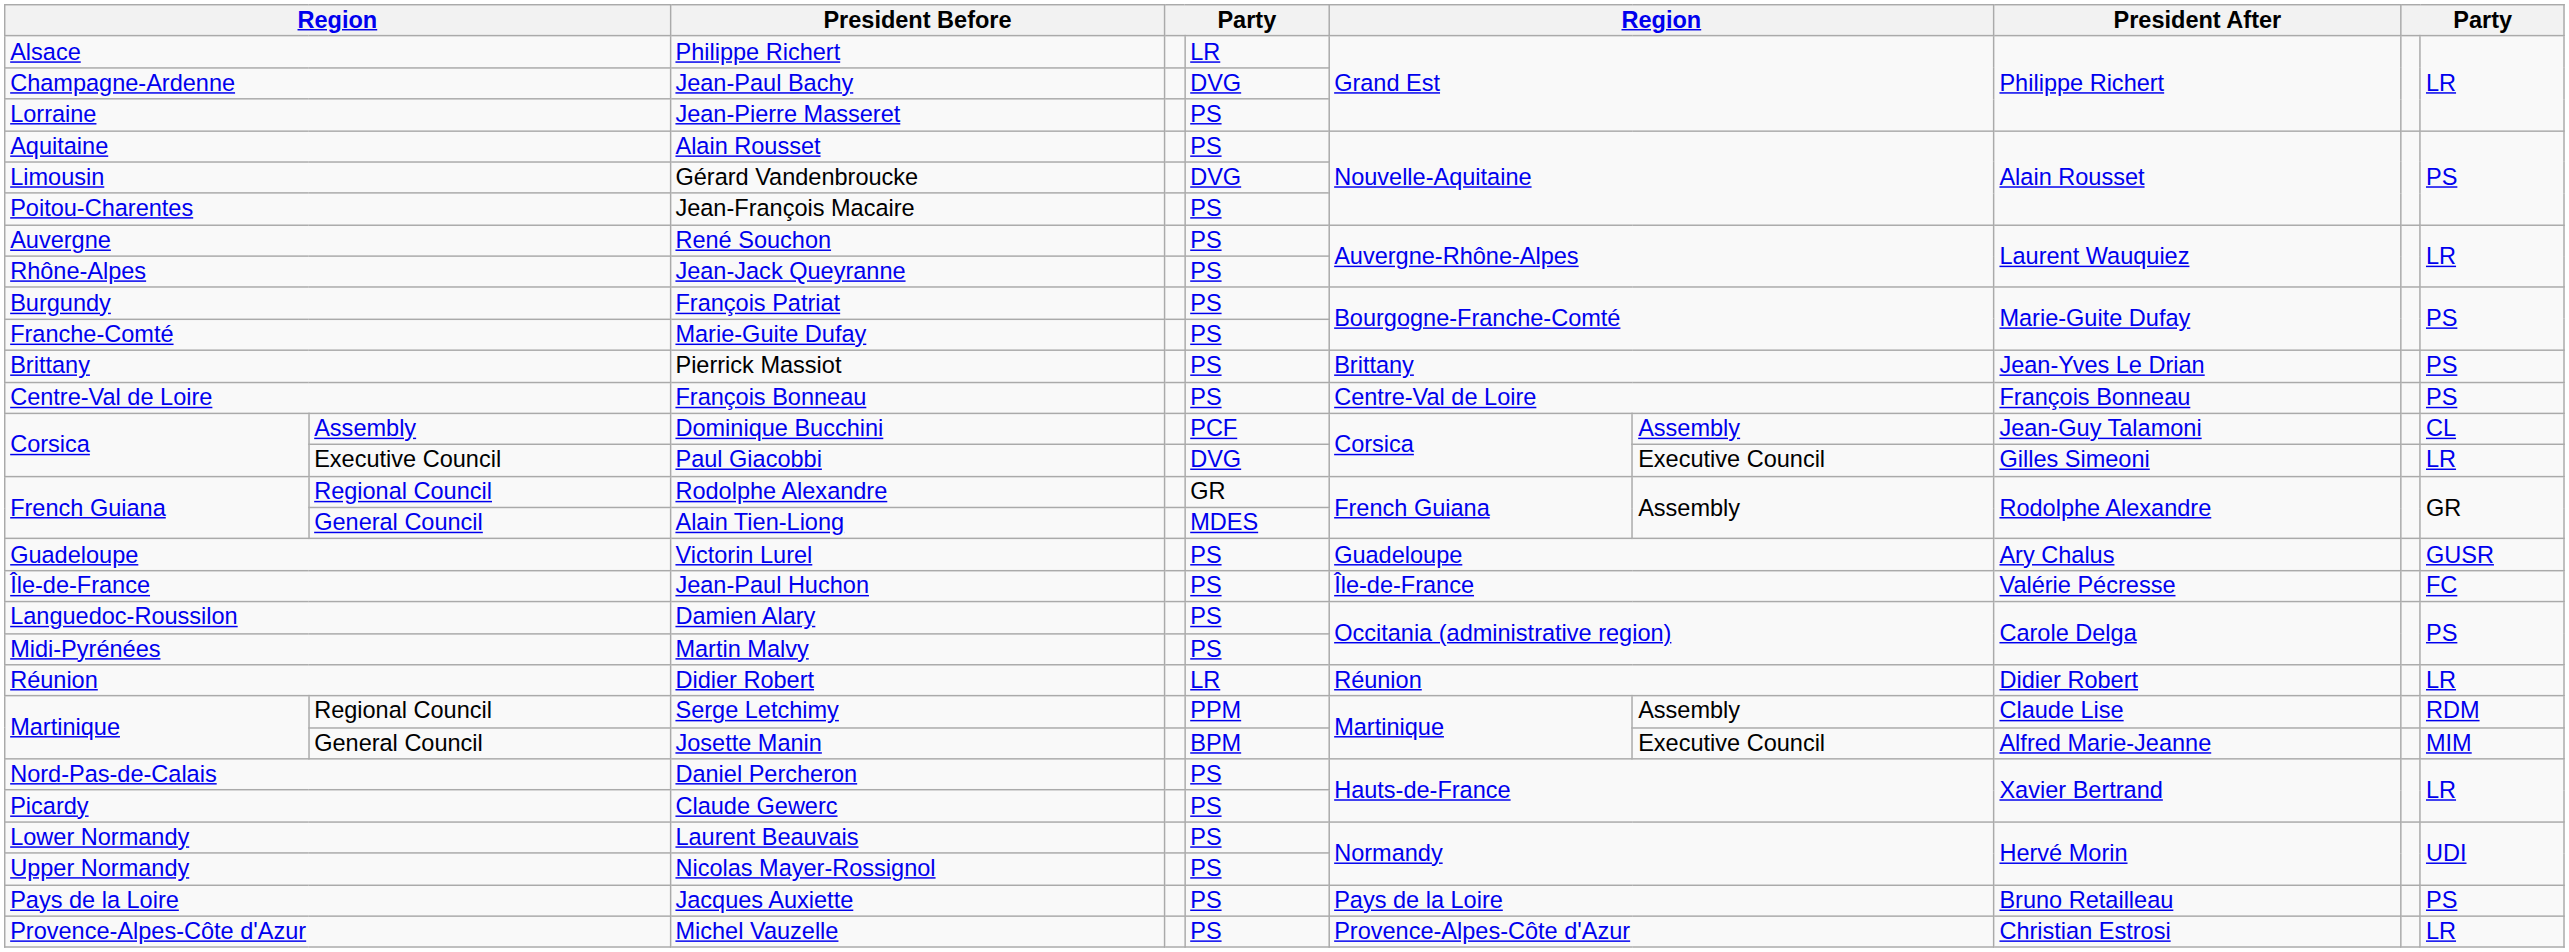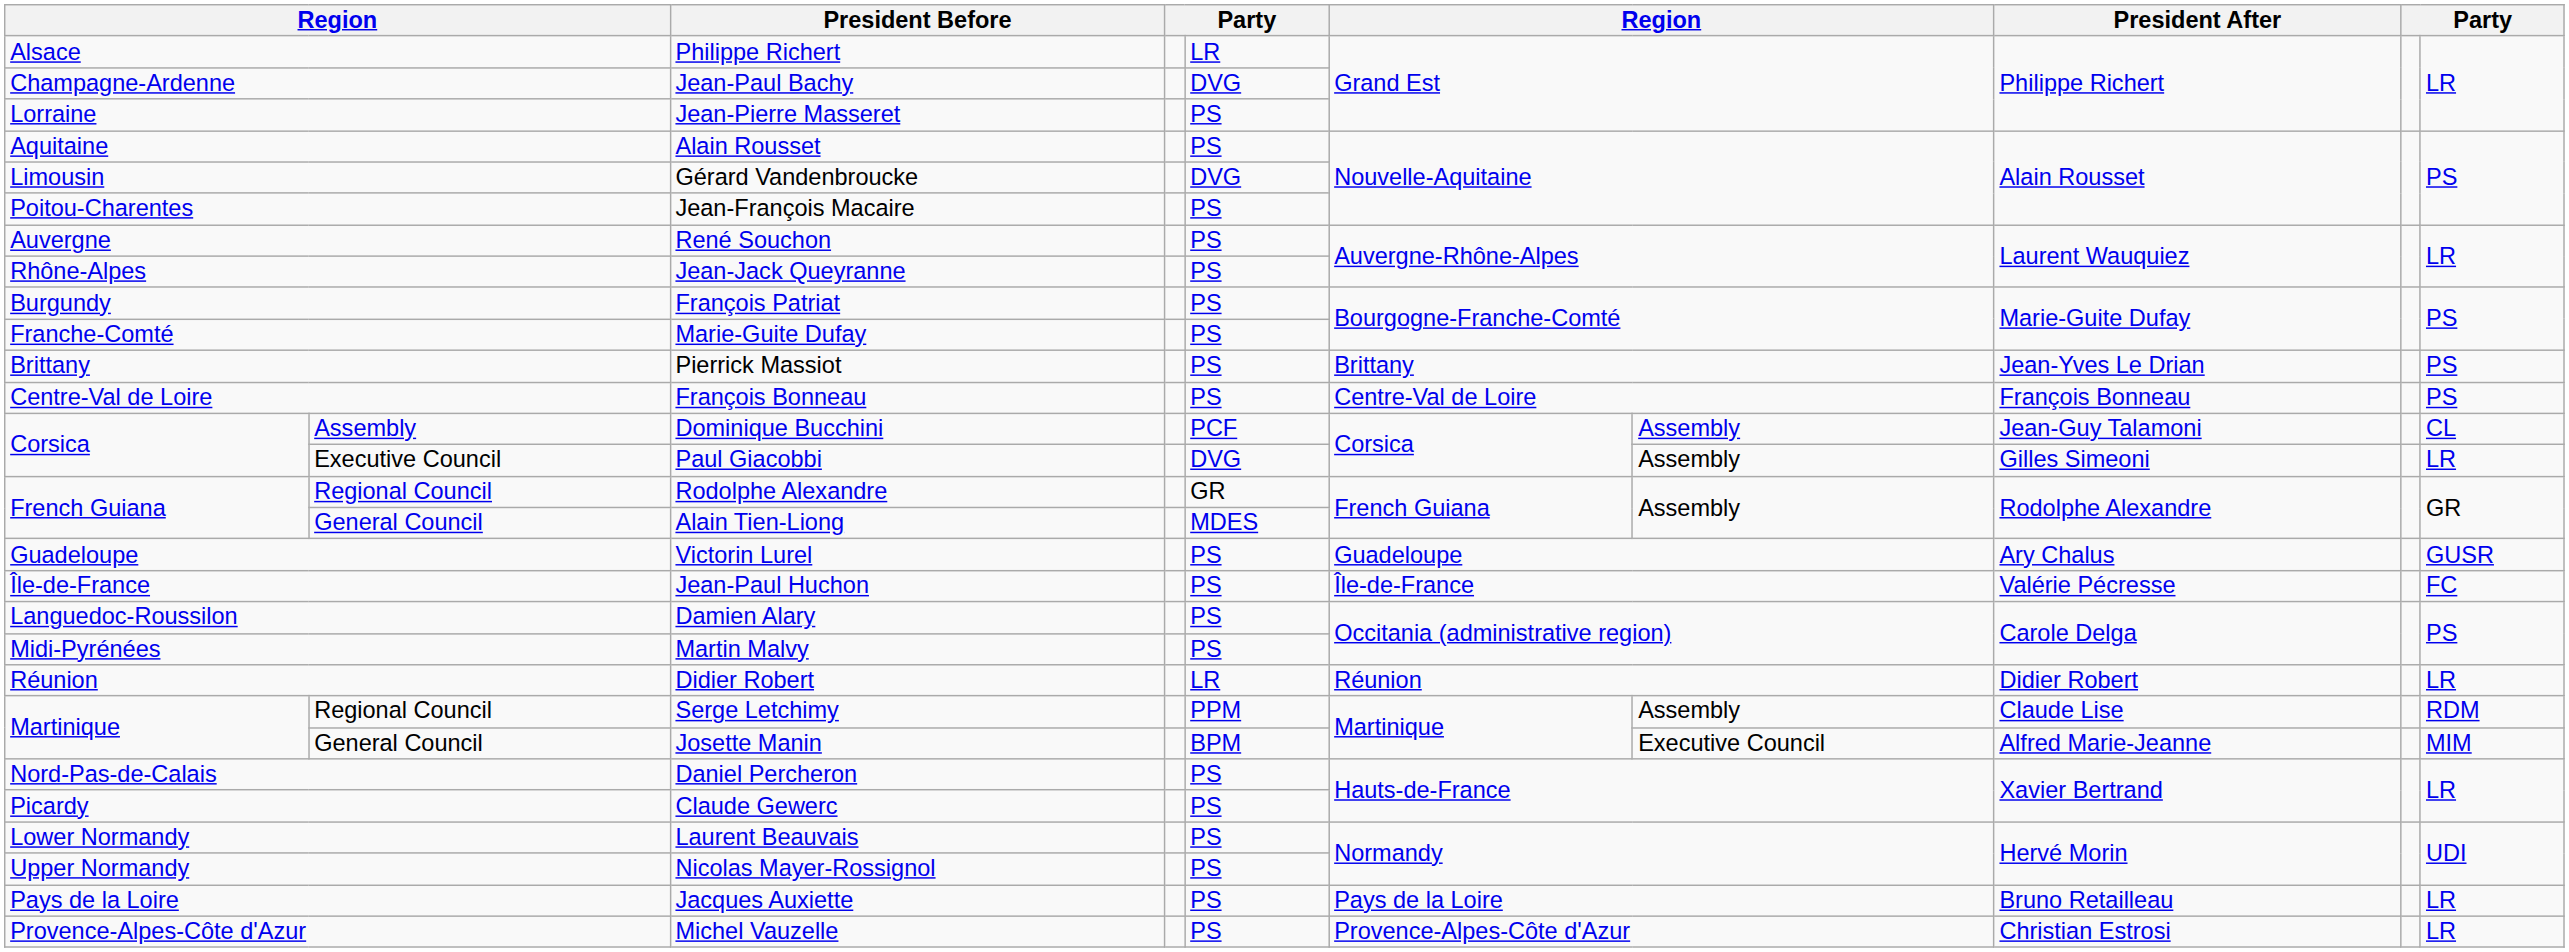(1732, 460) Executive Council -> (1689, 460) Assembly
(2442, 900) PS -> (2441, 900) LR
